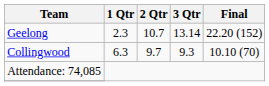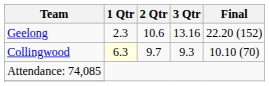(154, 33) 10.7 -> (154, 33) 10.6
(187, 33) 13.14 -> (187, 33) 13.16
(120, 52) no background -> (120, 52) lightyellow background
